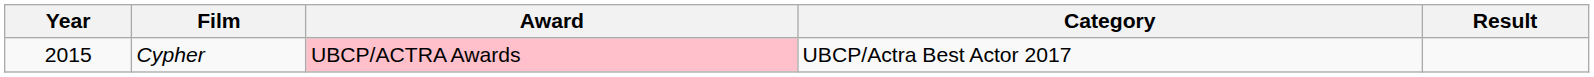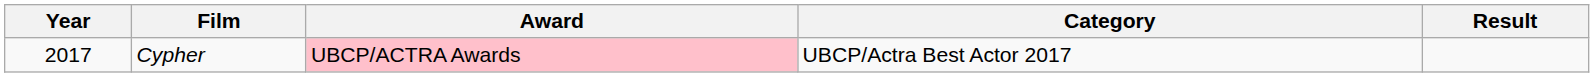(68, 54) 2015 -> (68, 54) 2017
